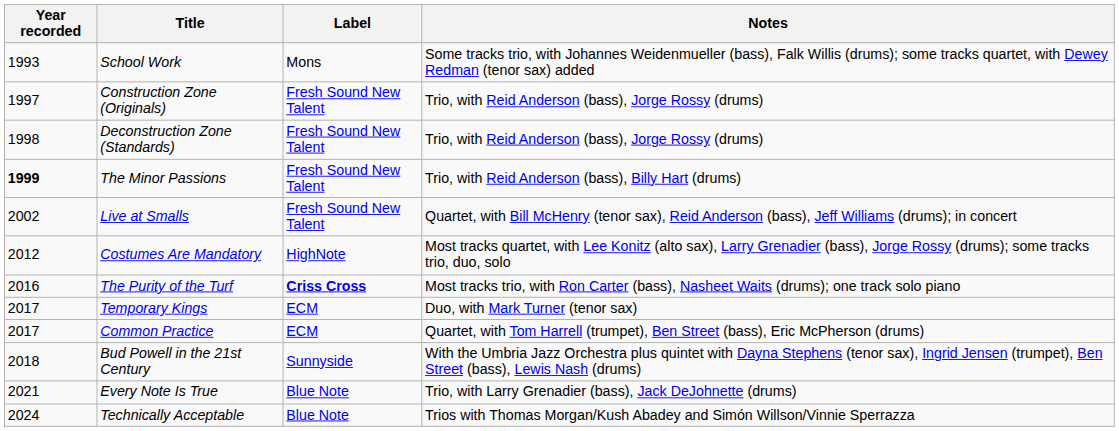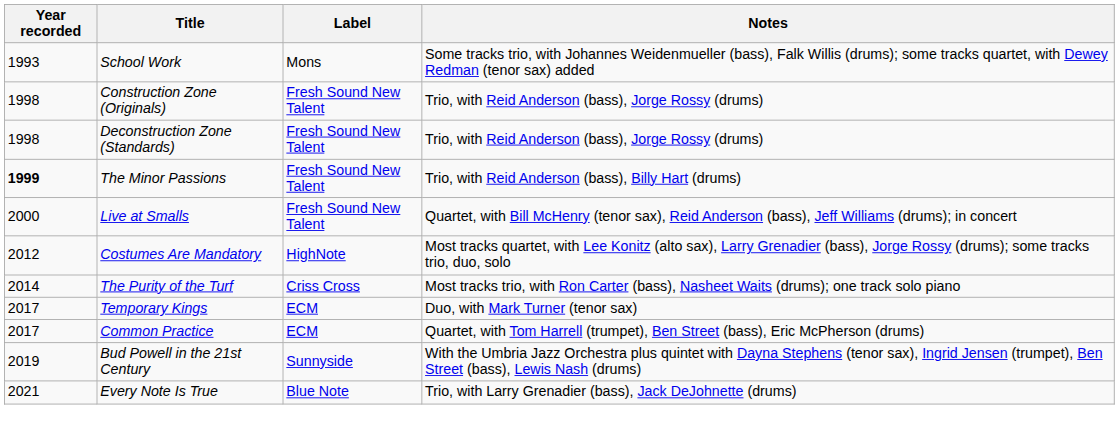(24, 101) 1997 -> (24, 101) 1998
(24, 216) 2002 -> (24, 216) 2000
(24, 286) 2016 -> (24, 286) 2014
(326, 286) bold -> (323, 286) normal
(24, 361) 2018 -> (24, 361) 2019
- row: (172, 414)
